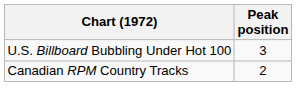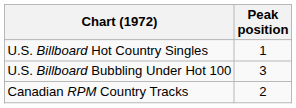+ row: (108, 50)
